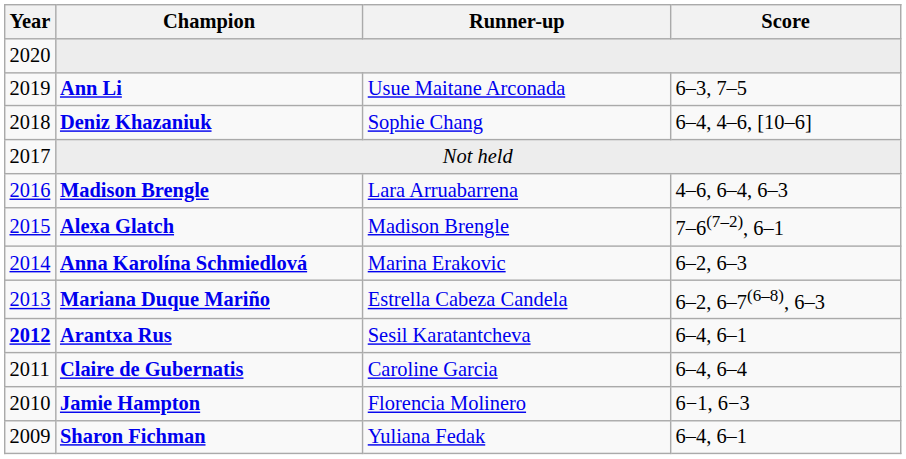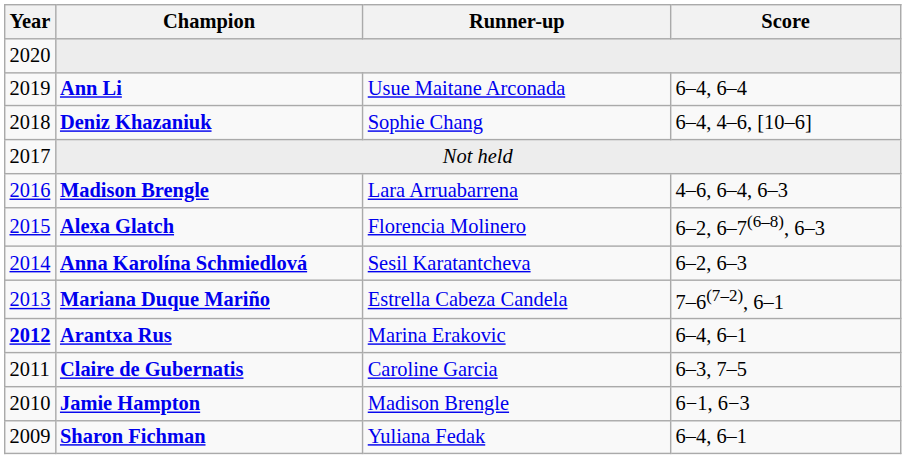(711, 89) 6–3, 7–5 -> (711, 89) 6–4, 6–4
(438, 226) Madison Brengle -> (447, 226) Florencia Molinero
(730, 226) 7–6(7–2), 6–1 -> (750, 226) 6–2, 6–7(6–8), 6–3
(437, 263) Marina Erakovic -> (449, 263) Sesil Karatantcheva
(750, 299) 6–2, 6–7(6–8), 6–3 -> (730, 299) 7–6(7–2), 6–1
(449, 336) Sesil Karatantcheva -> (437, 336) Marina Erakovic
(711, 369) 6–4, 6–4 -> (711, 369) 6–3, 7–5
(447, 403) Florencia Molinero -> (438, 403) Madison Brengle
